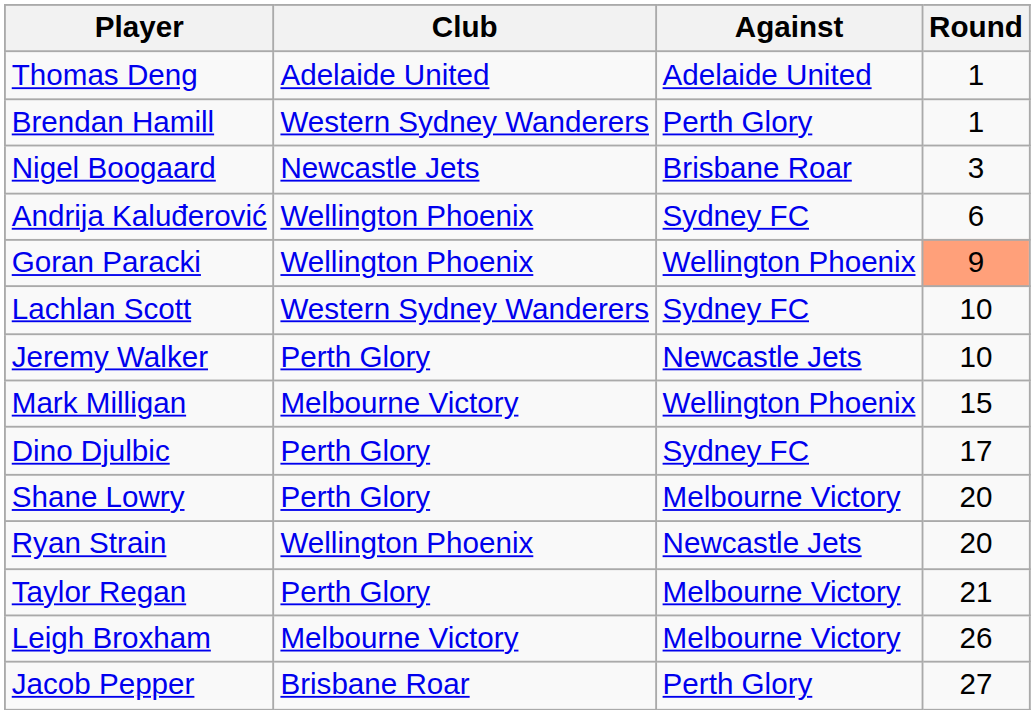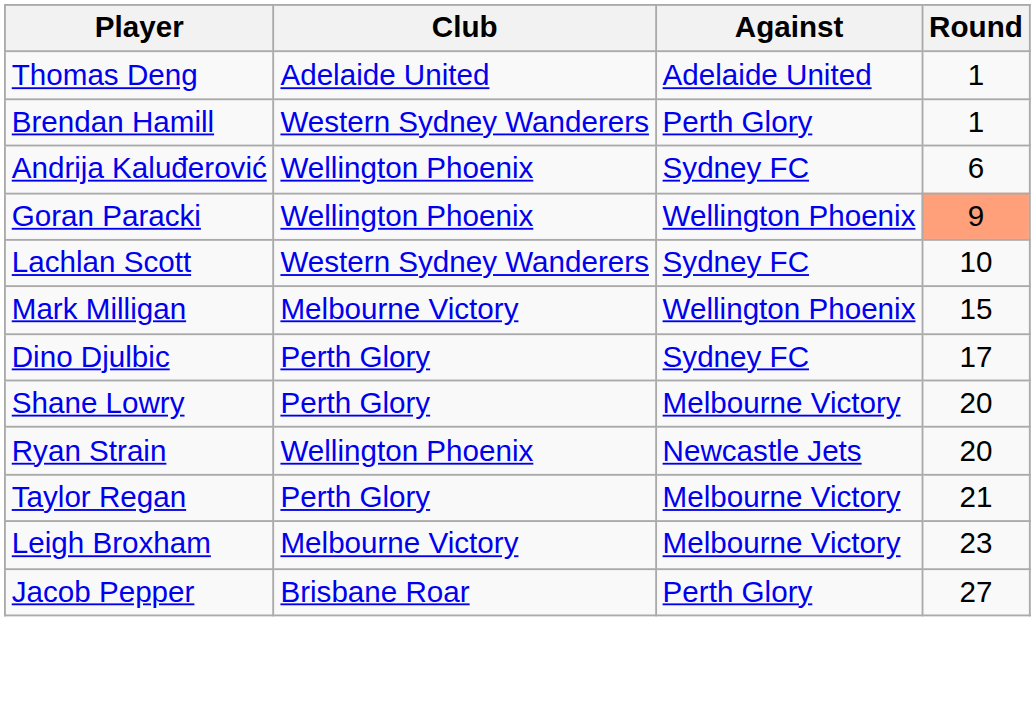- row: (114, 168)
- row: (110, 356)
(976, 638) 26 -> (976, 544) 23
